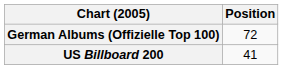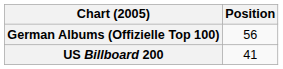(250, 34) 72 -> (250, 34) 56
